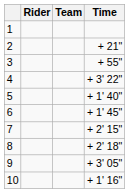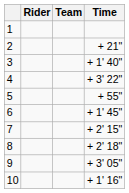(110, 63) + 55" -> (105, 63) + 1' 40"
(105, 96) + 1' 40" -> (110, 96) + 55"
